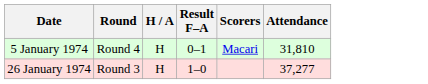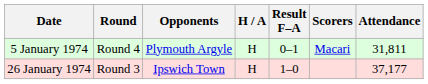+ column: (189, 21)
(297, 48) 31,810 -> (389, 48) 31,811
(297, 68) 37,277 -> (389, 68) 37,177
